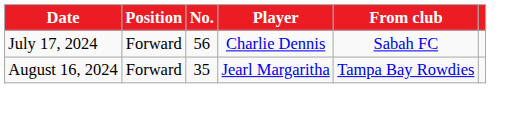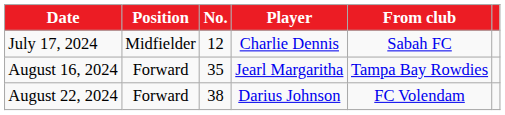(154, 43) Forward -> (161, 43) Midfielder
(202, 43) 56 -> (216, 43) 12
+ row: (63, 95)
